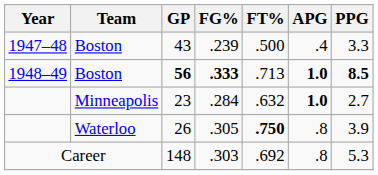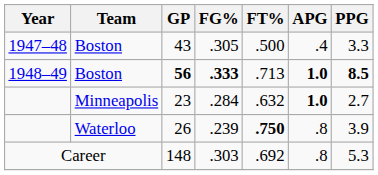(224, 46) .239 -> (224, 46) .305
(224, 128) .305 -> (224, 128) .239
